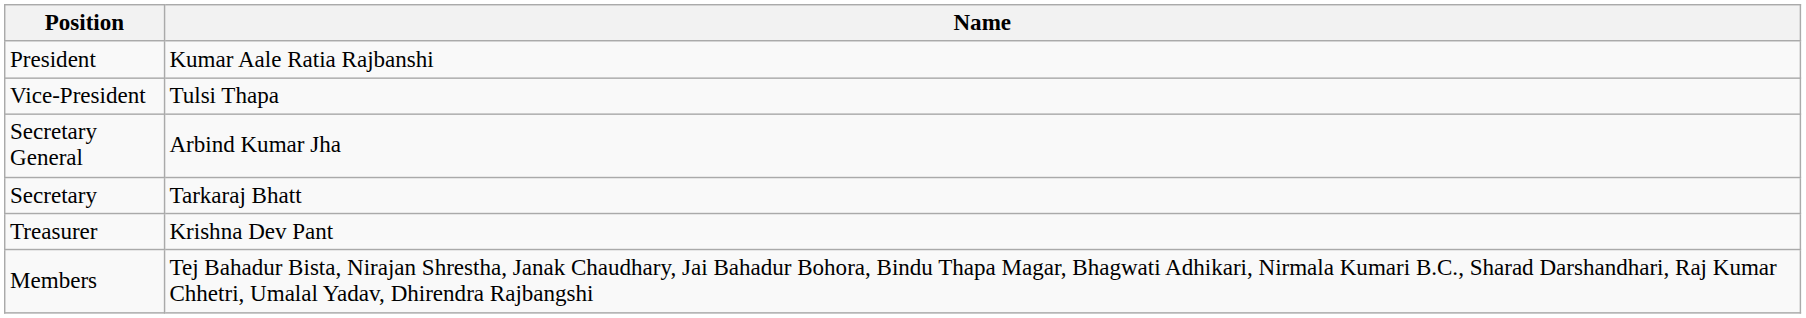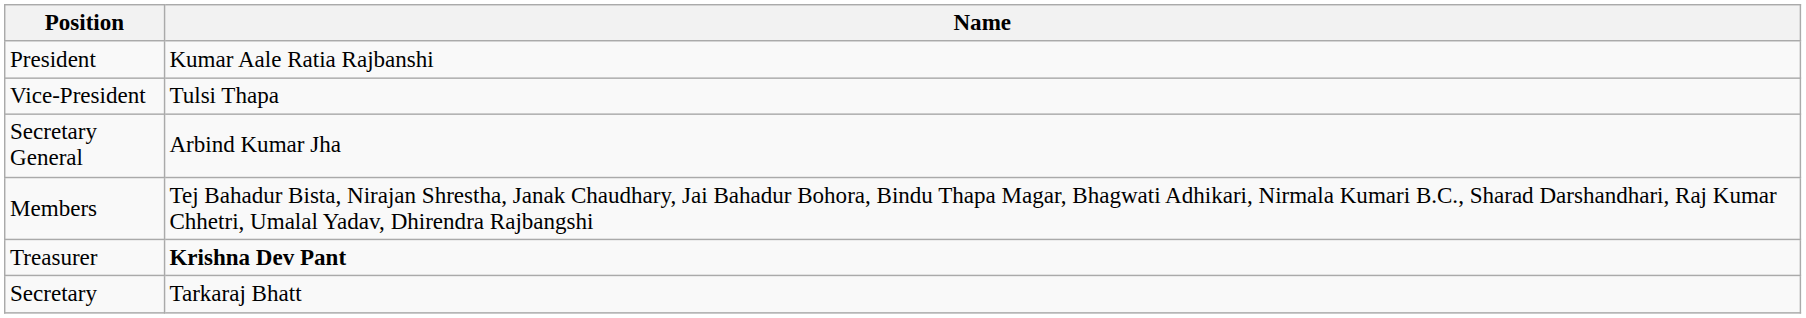rows swapped: (54, 194) <-> (54, 280)
(251, 231) normal -> (258, 257) bold
